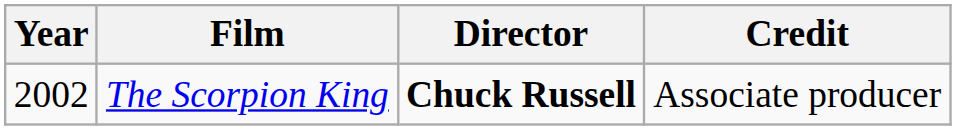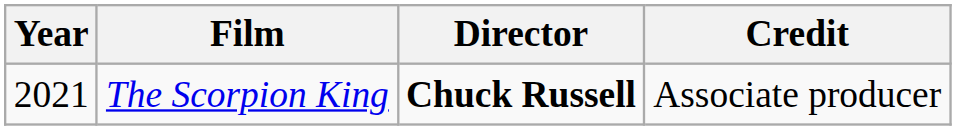(51, 93) 2002 -> (51, 93) 2021
